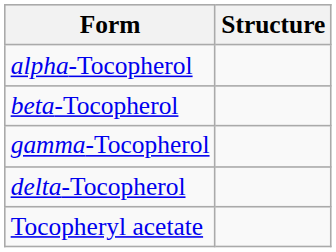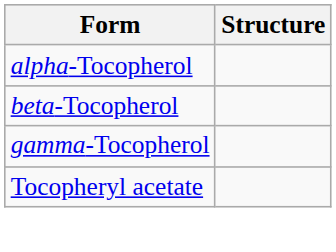- row: (98, 186)
